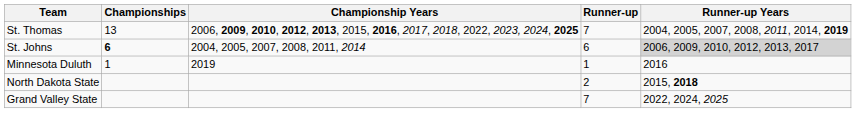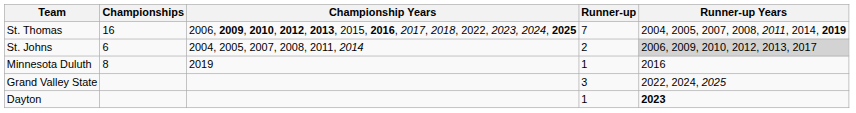(110, 30) 13 -> (108, 30) 16
(107, 47) bold -> (105, 47) normal
(586, 47) 6 -> (584, 47) 2
(107, 64) 1 -> (105, 64) 8
- row: (53, 82)
(586, 99) 7 -> (584, 82) 3
+ row: (24, 99)
